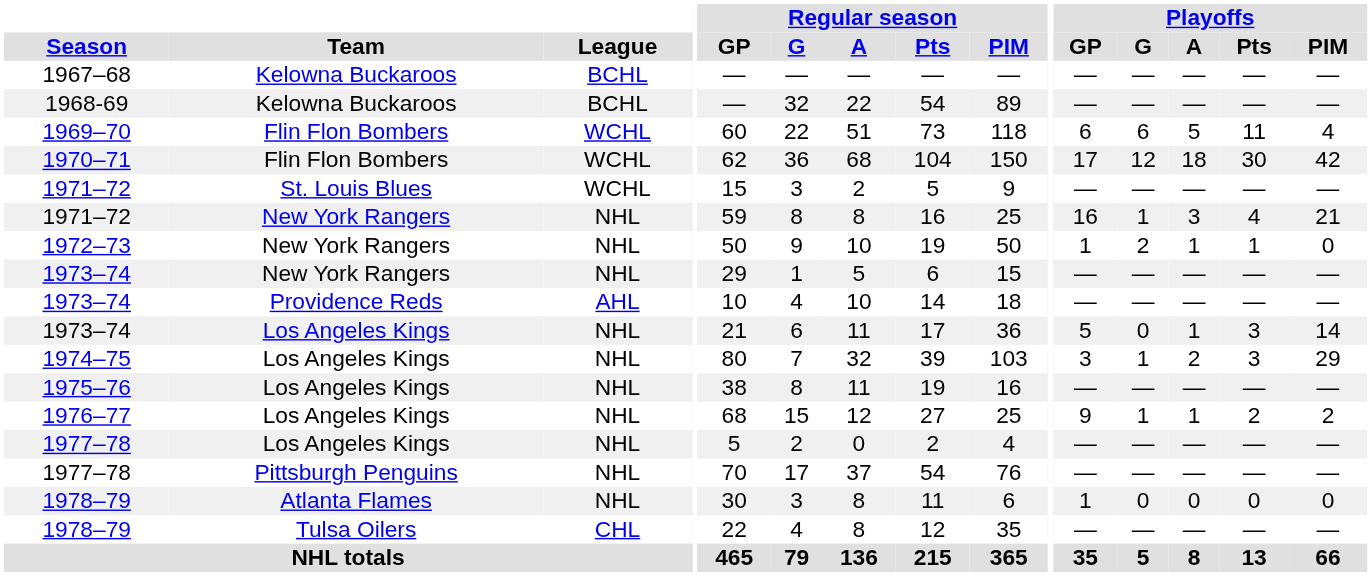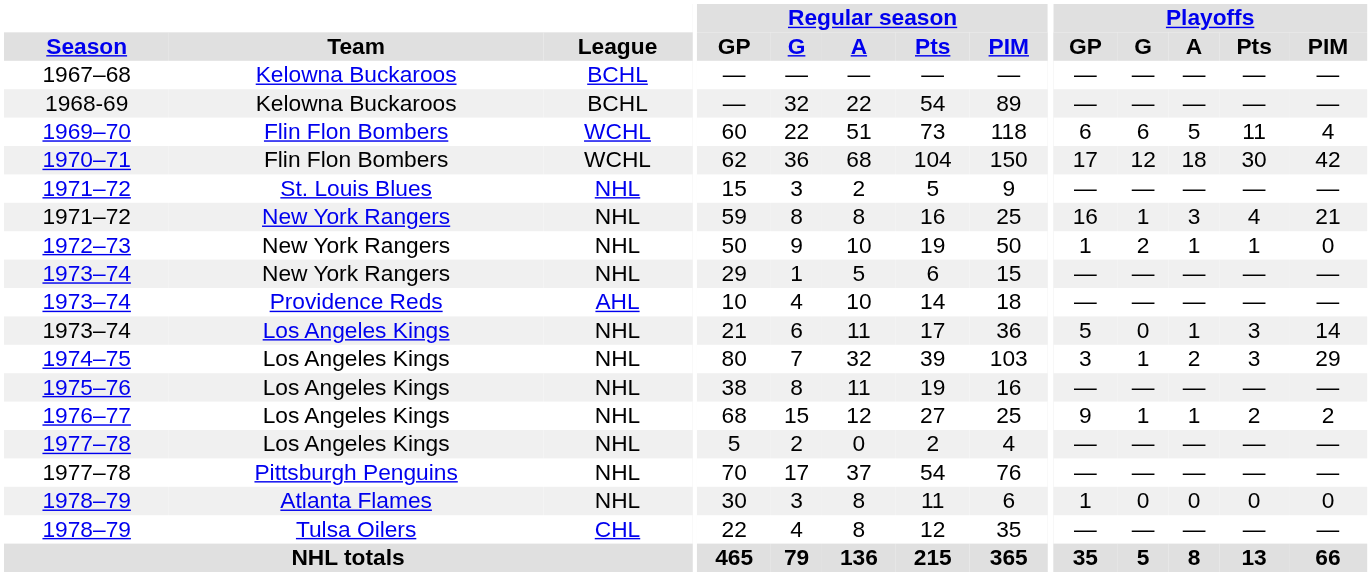(617, 188) WCHL -> (617, 188) NHL
